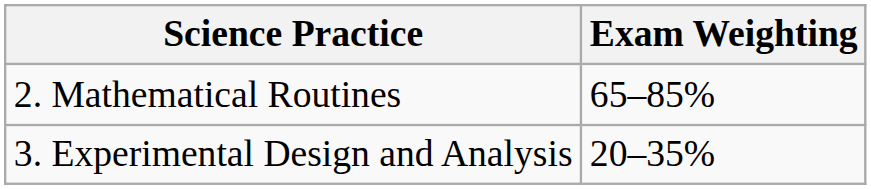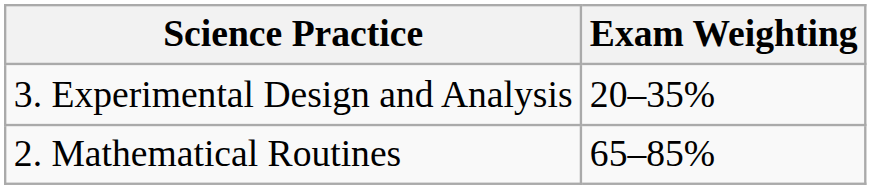rows swapped: (208, 93) <-> (293, 153)
